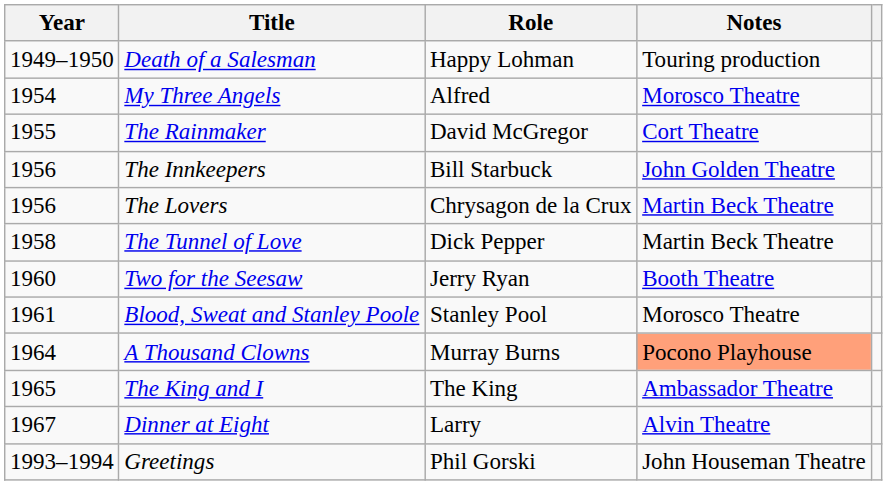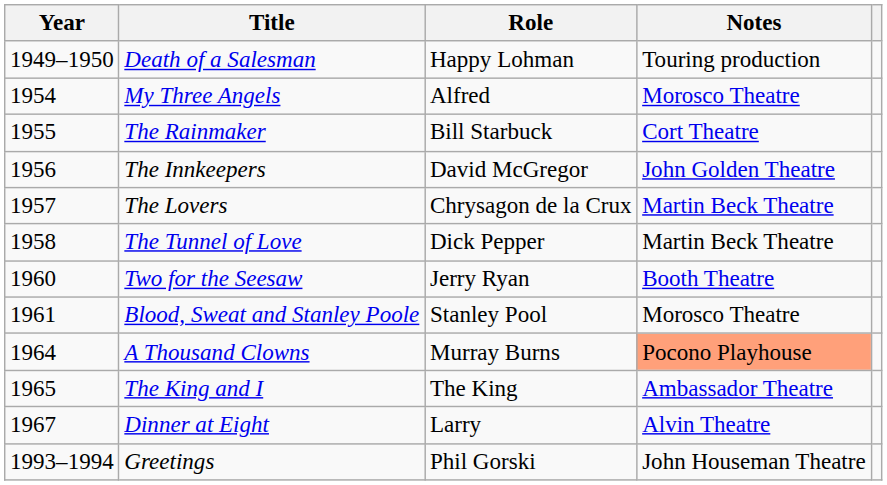(509, 132) David McGregor -> (491, 132) Bill Starbuck
(491, 168) Bill Starbuck -> (509, 168) David McGregor
(33, 205) 1956 -> (33, 205) 1957
